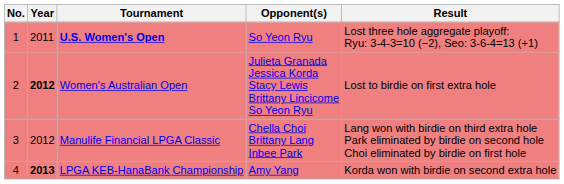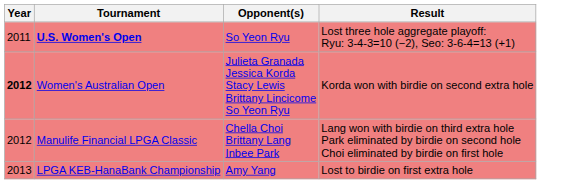- column: (16, 13)
(420, 86) Lost to birdie on first extra hole -> (427, 86) Korda won with birdie on second extra hole
(42, 170) bold -> (19, 170) normal
(450, 170) Korda won with birdie on second extra hole -> (397, 170) Lost to birdie on first extra hole
